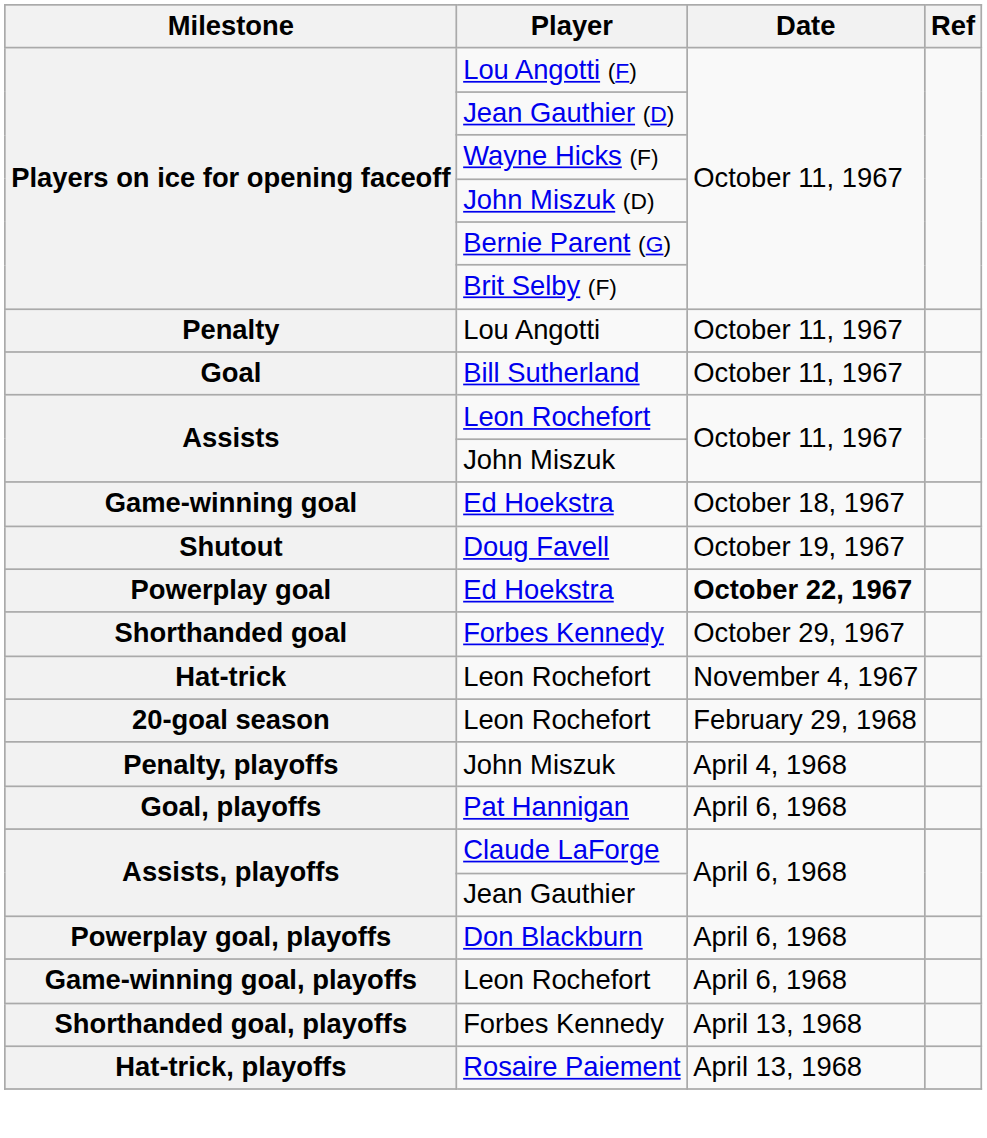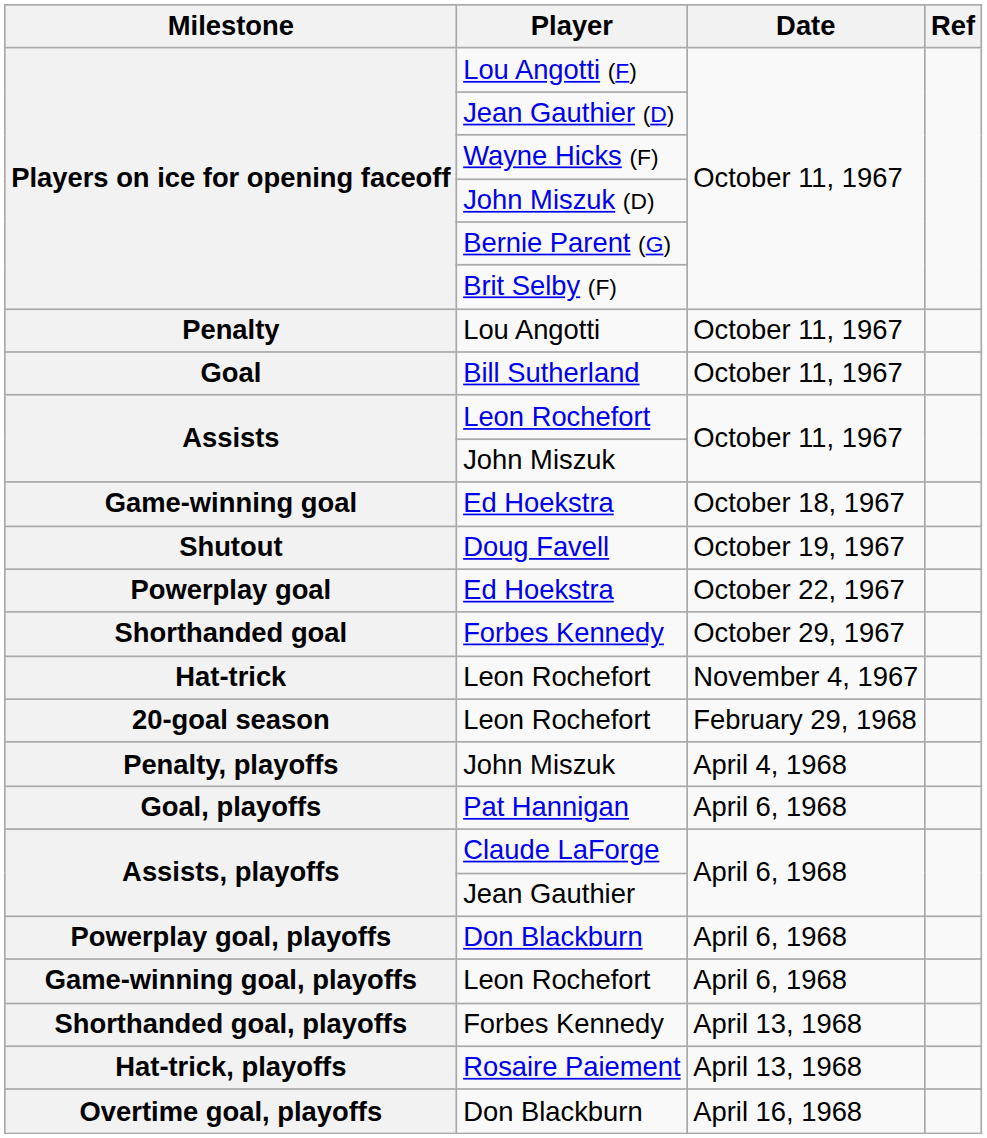(803, 590) bold -> (799, 590) normal
+ row: (231, 1110)
